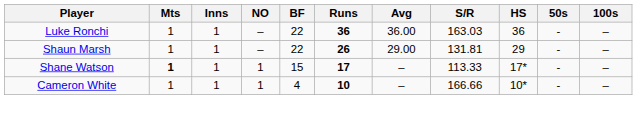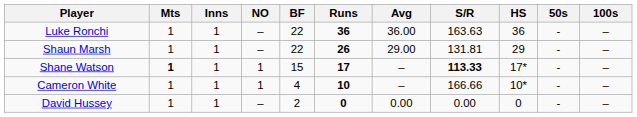(465, 31) 163.03 -> (465, 31) 163.63
(465, 67) normal -> (465, 67) bold
+ row: (77, 103)
